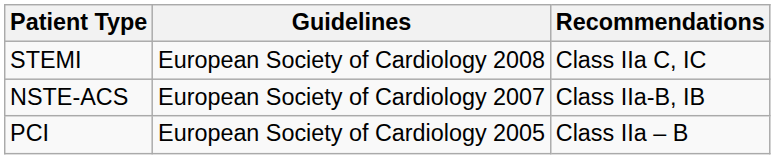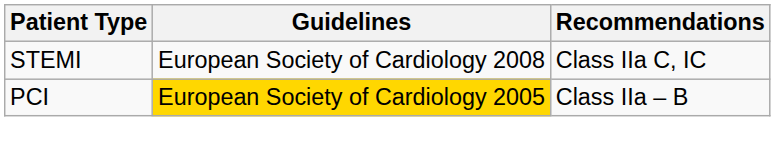- row: (69, 97)
(352, 134) no background -> (352, 97) gold background
